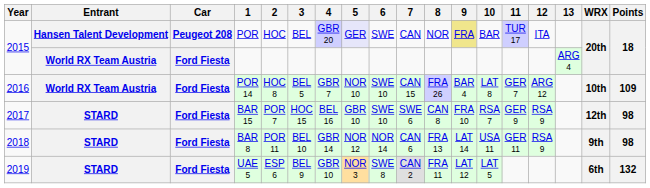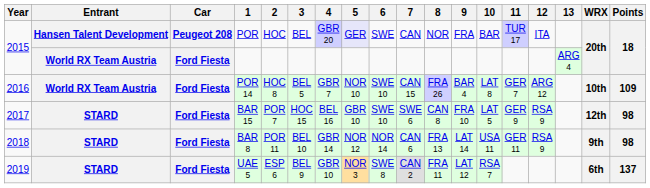(464, 34) khaki background -> (464, 34) no background
(490, 116) RSA 7 -> (490, 116) LAT 5
(490, 170) LAT 5 -> (490, 170) RSA 7
(628, 170) 132 -> (628, 170) 137
